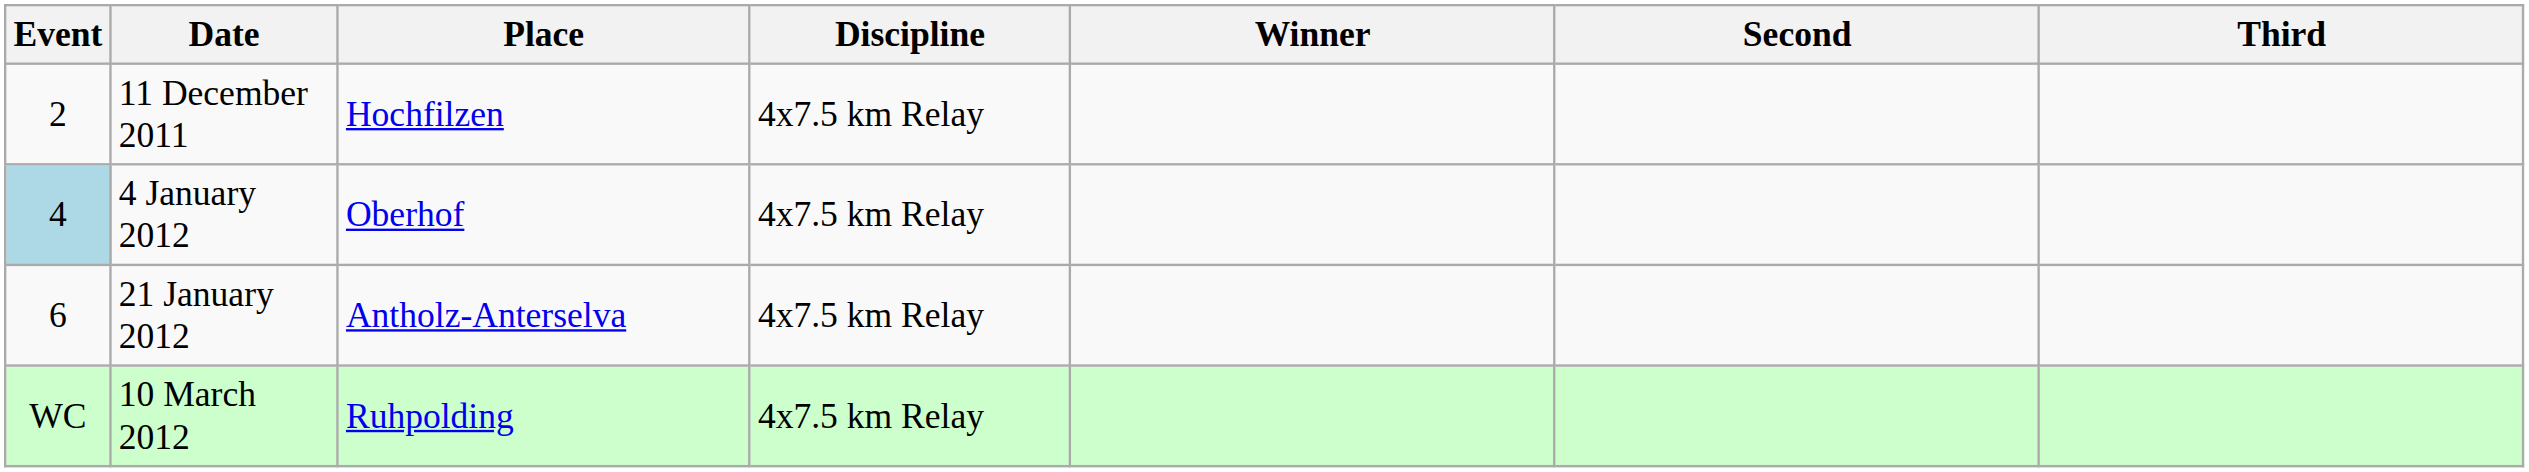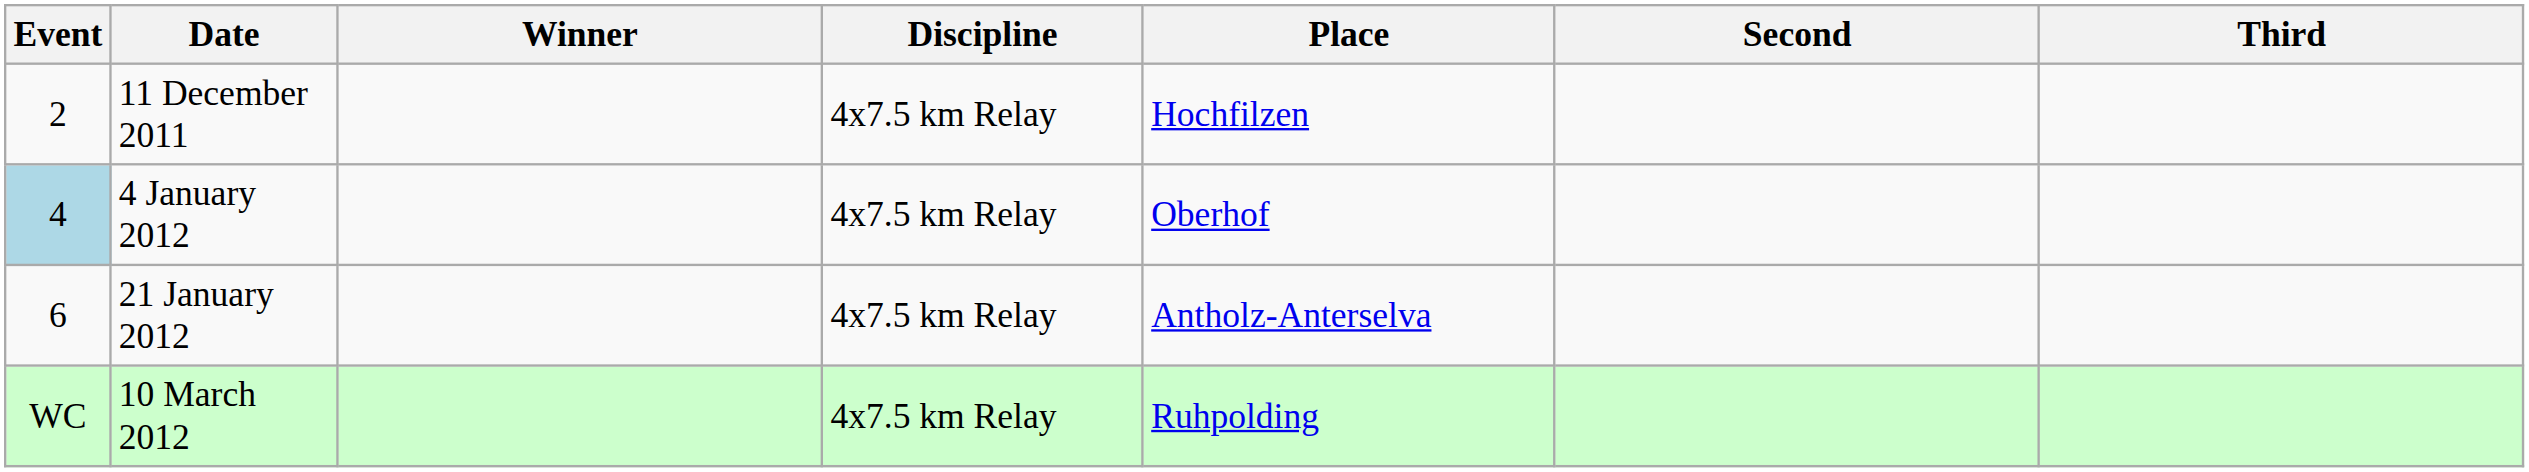columns swapped: (544, 34) <-> (1313, 34)
